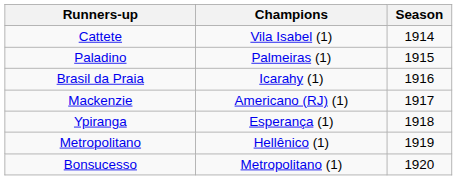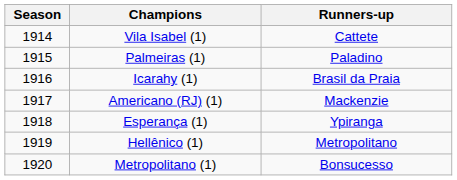columns swapped: (419, 15) <-> (100, 15)
